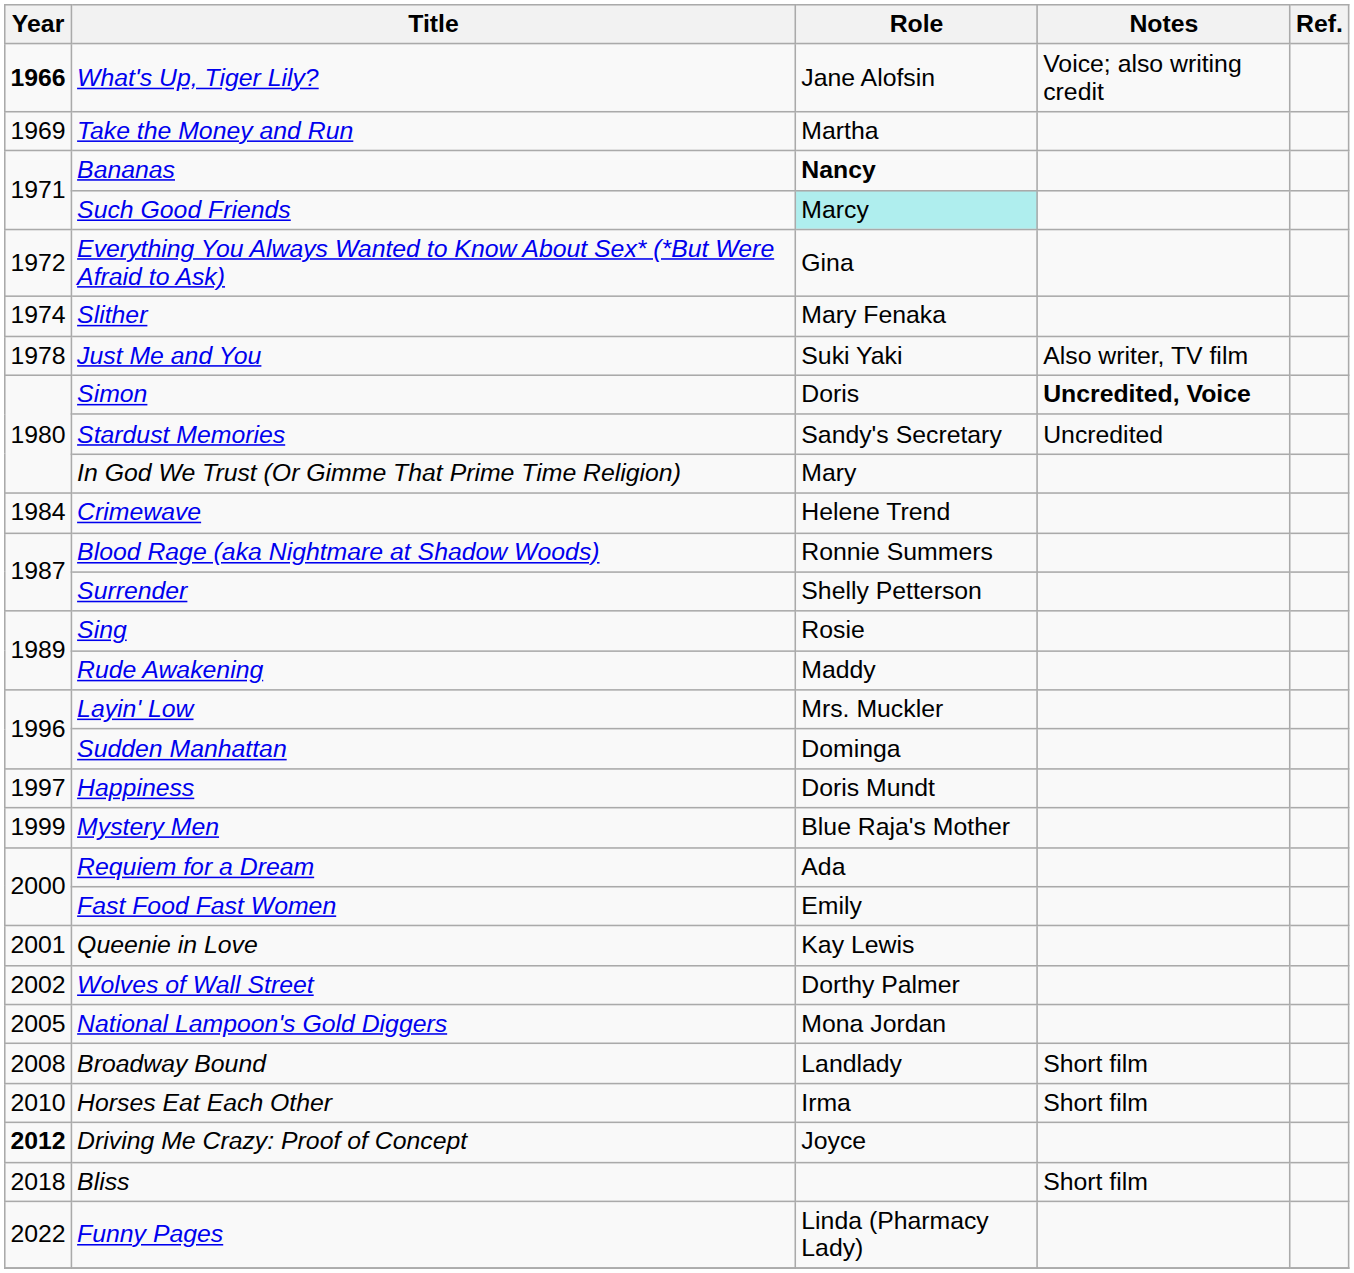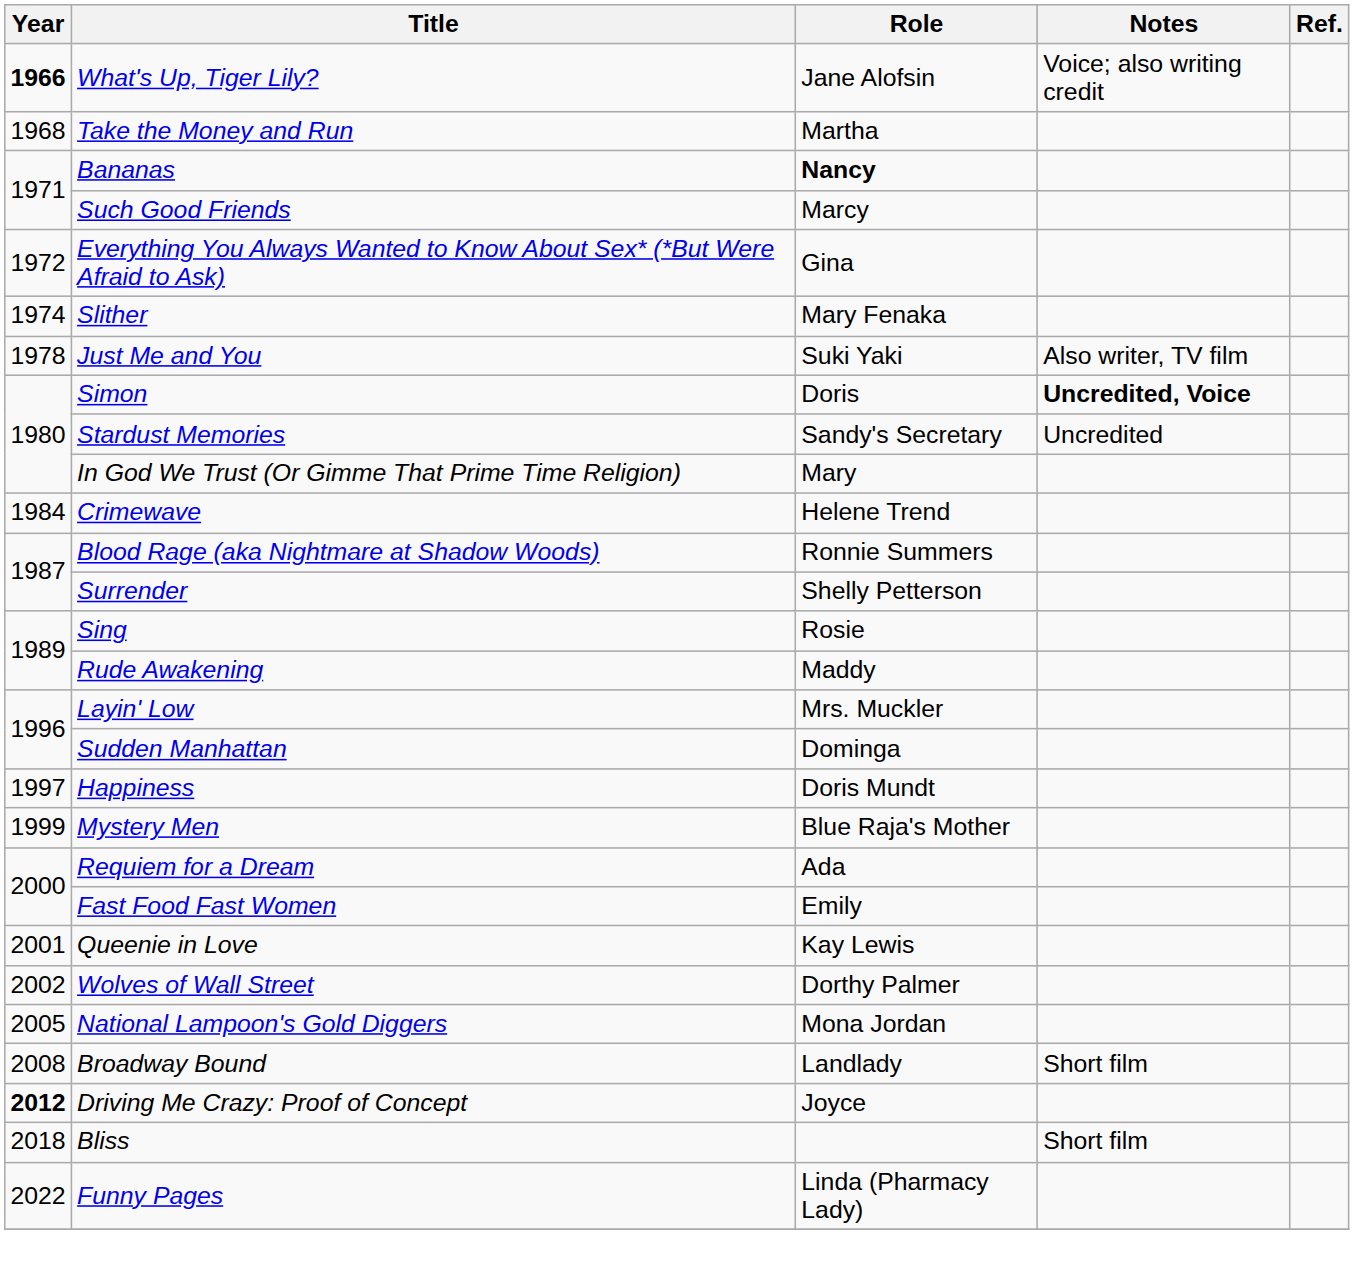(38, 130) 1969 -> (38, 130) 1968
(835, 209) paleturquoise background -> (835, 209) no background
- row: (205, 1102)
